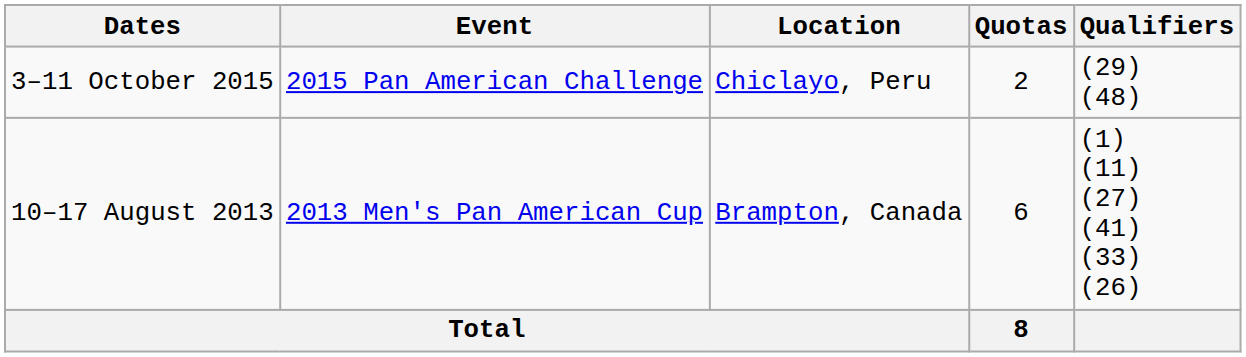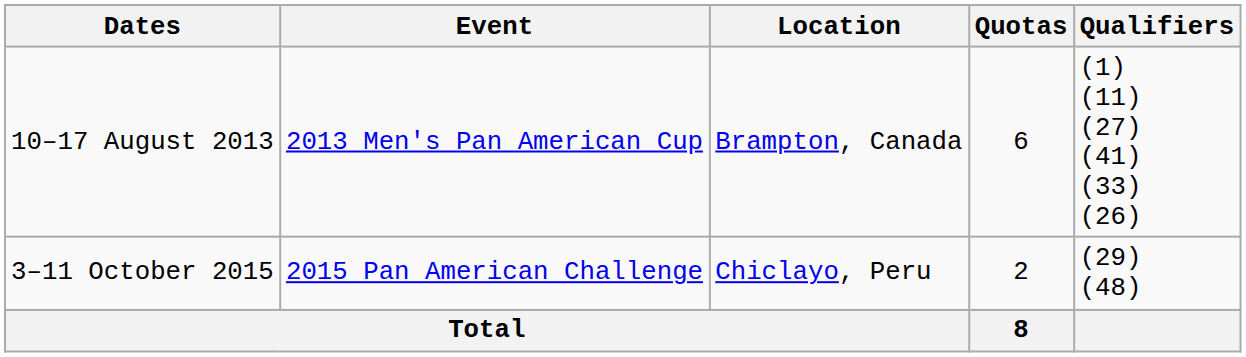rows swapped: (142, 214) <-> (142, 83)
